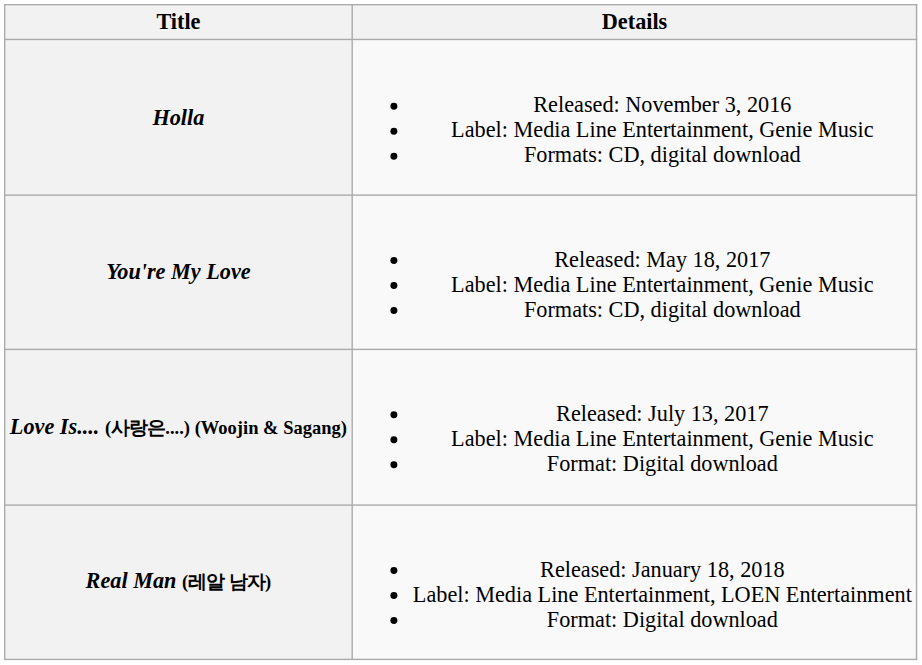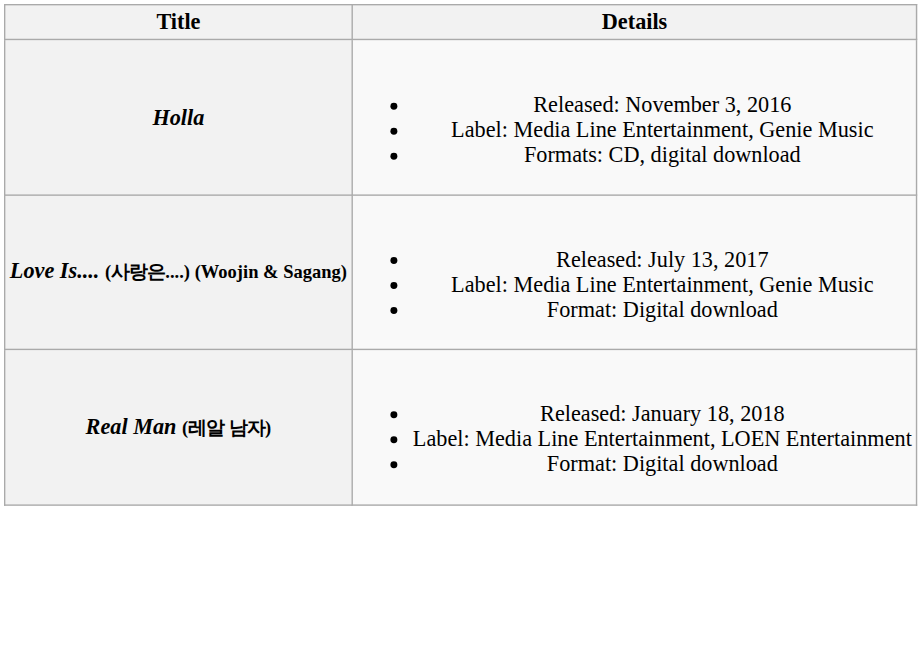- row: (178, 271)
